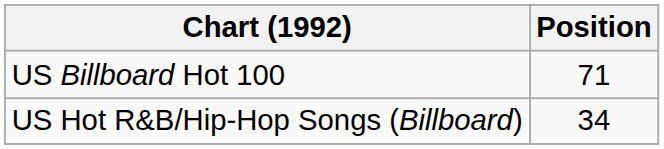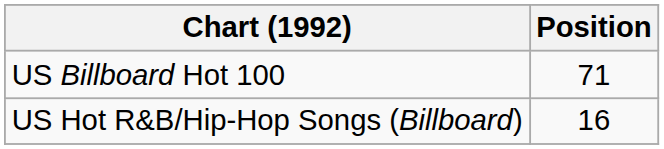(594, 120) 34 -> (594, 120) 16
